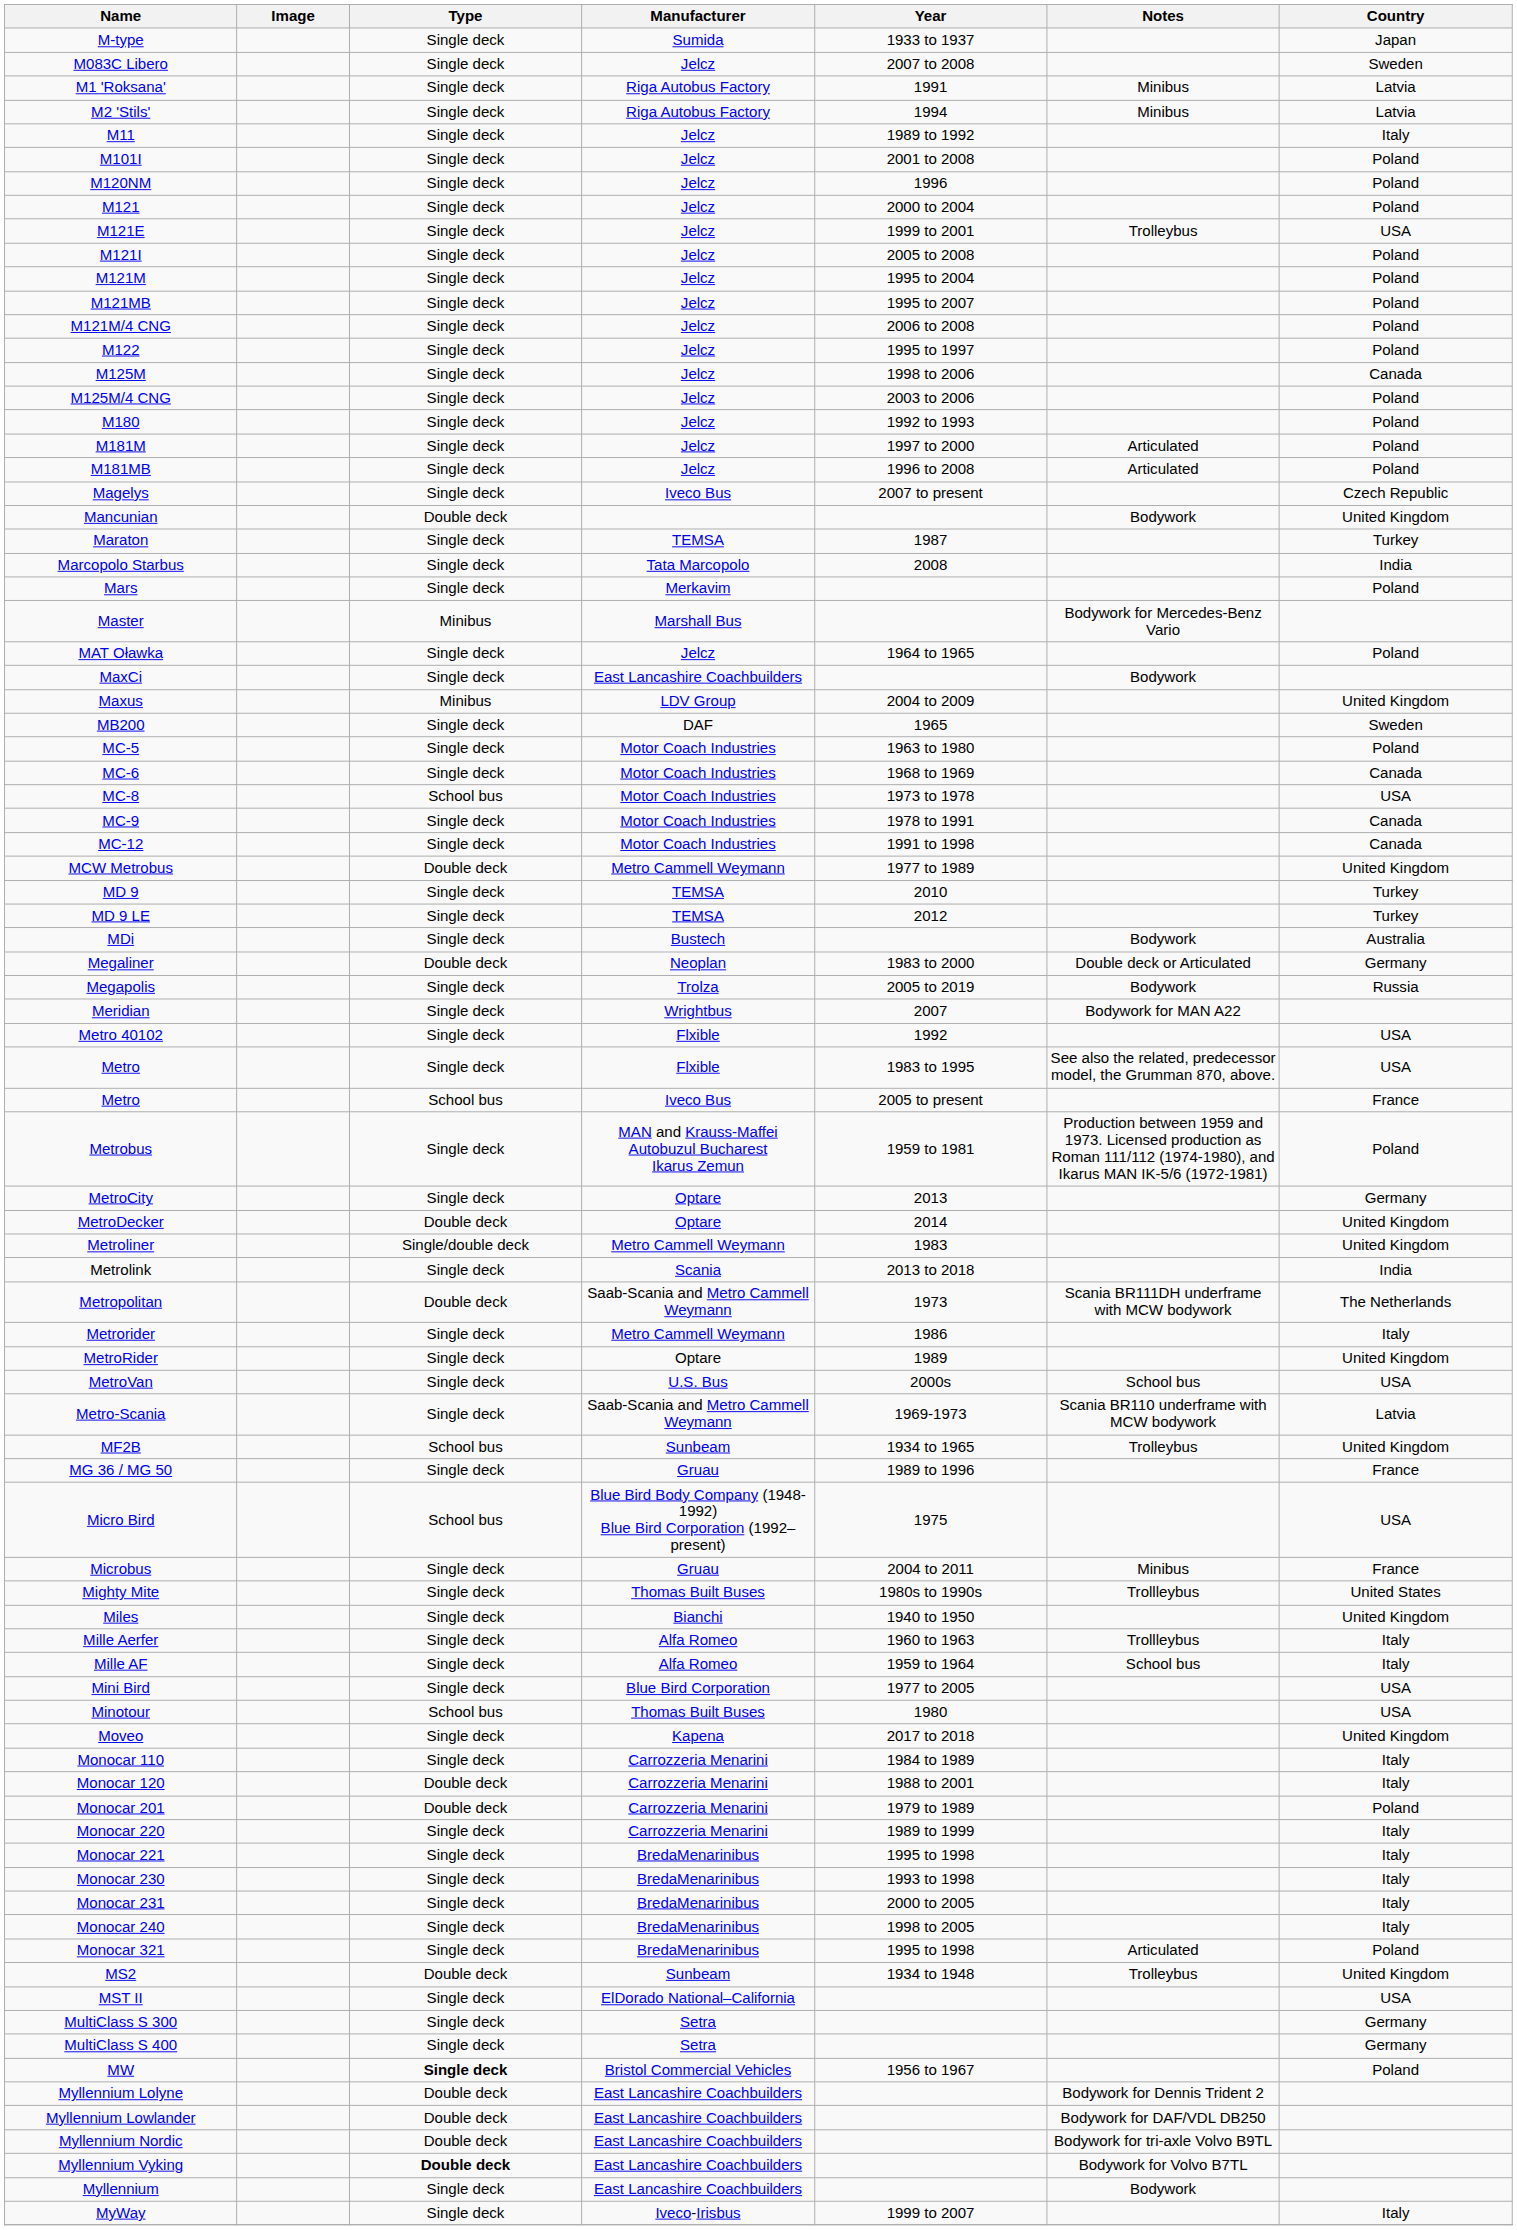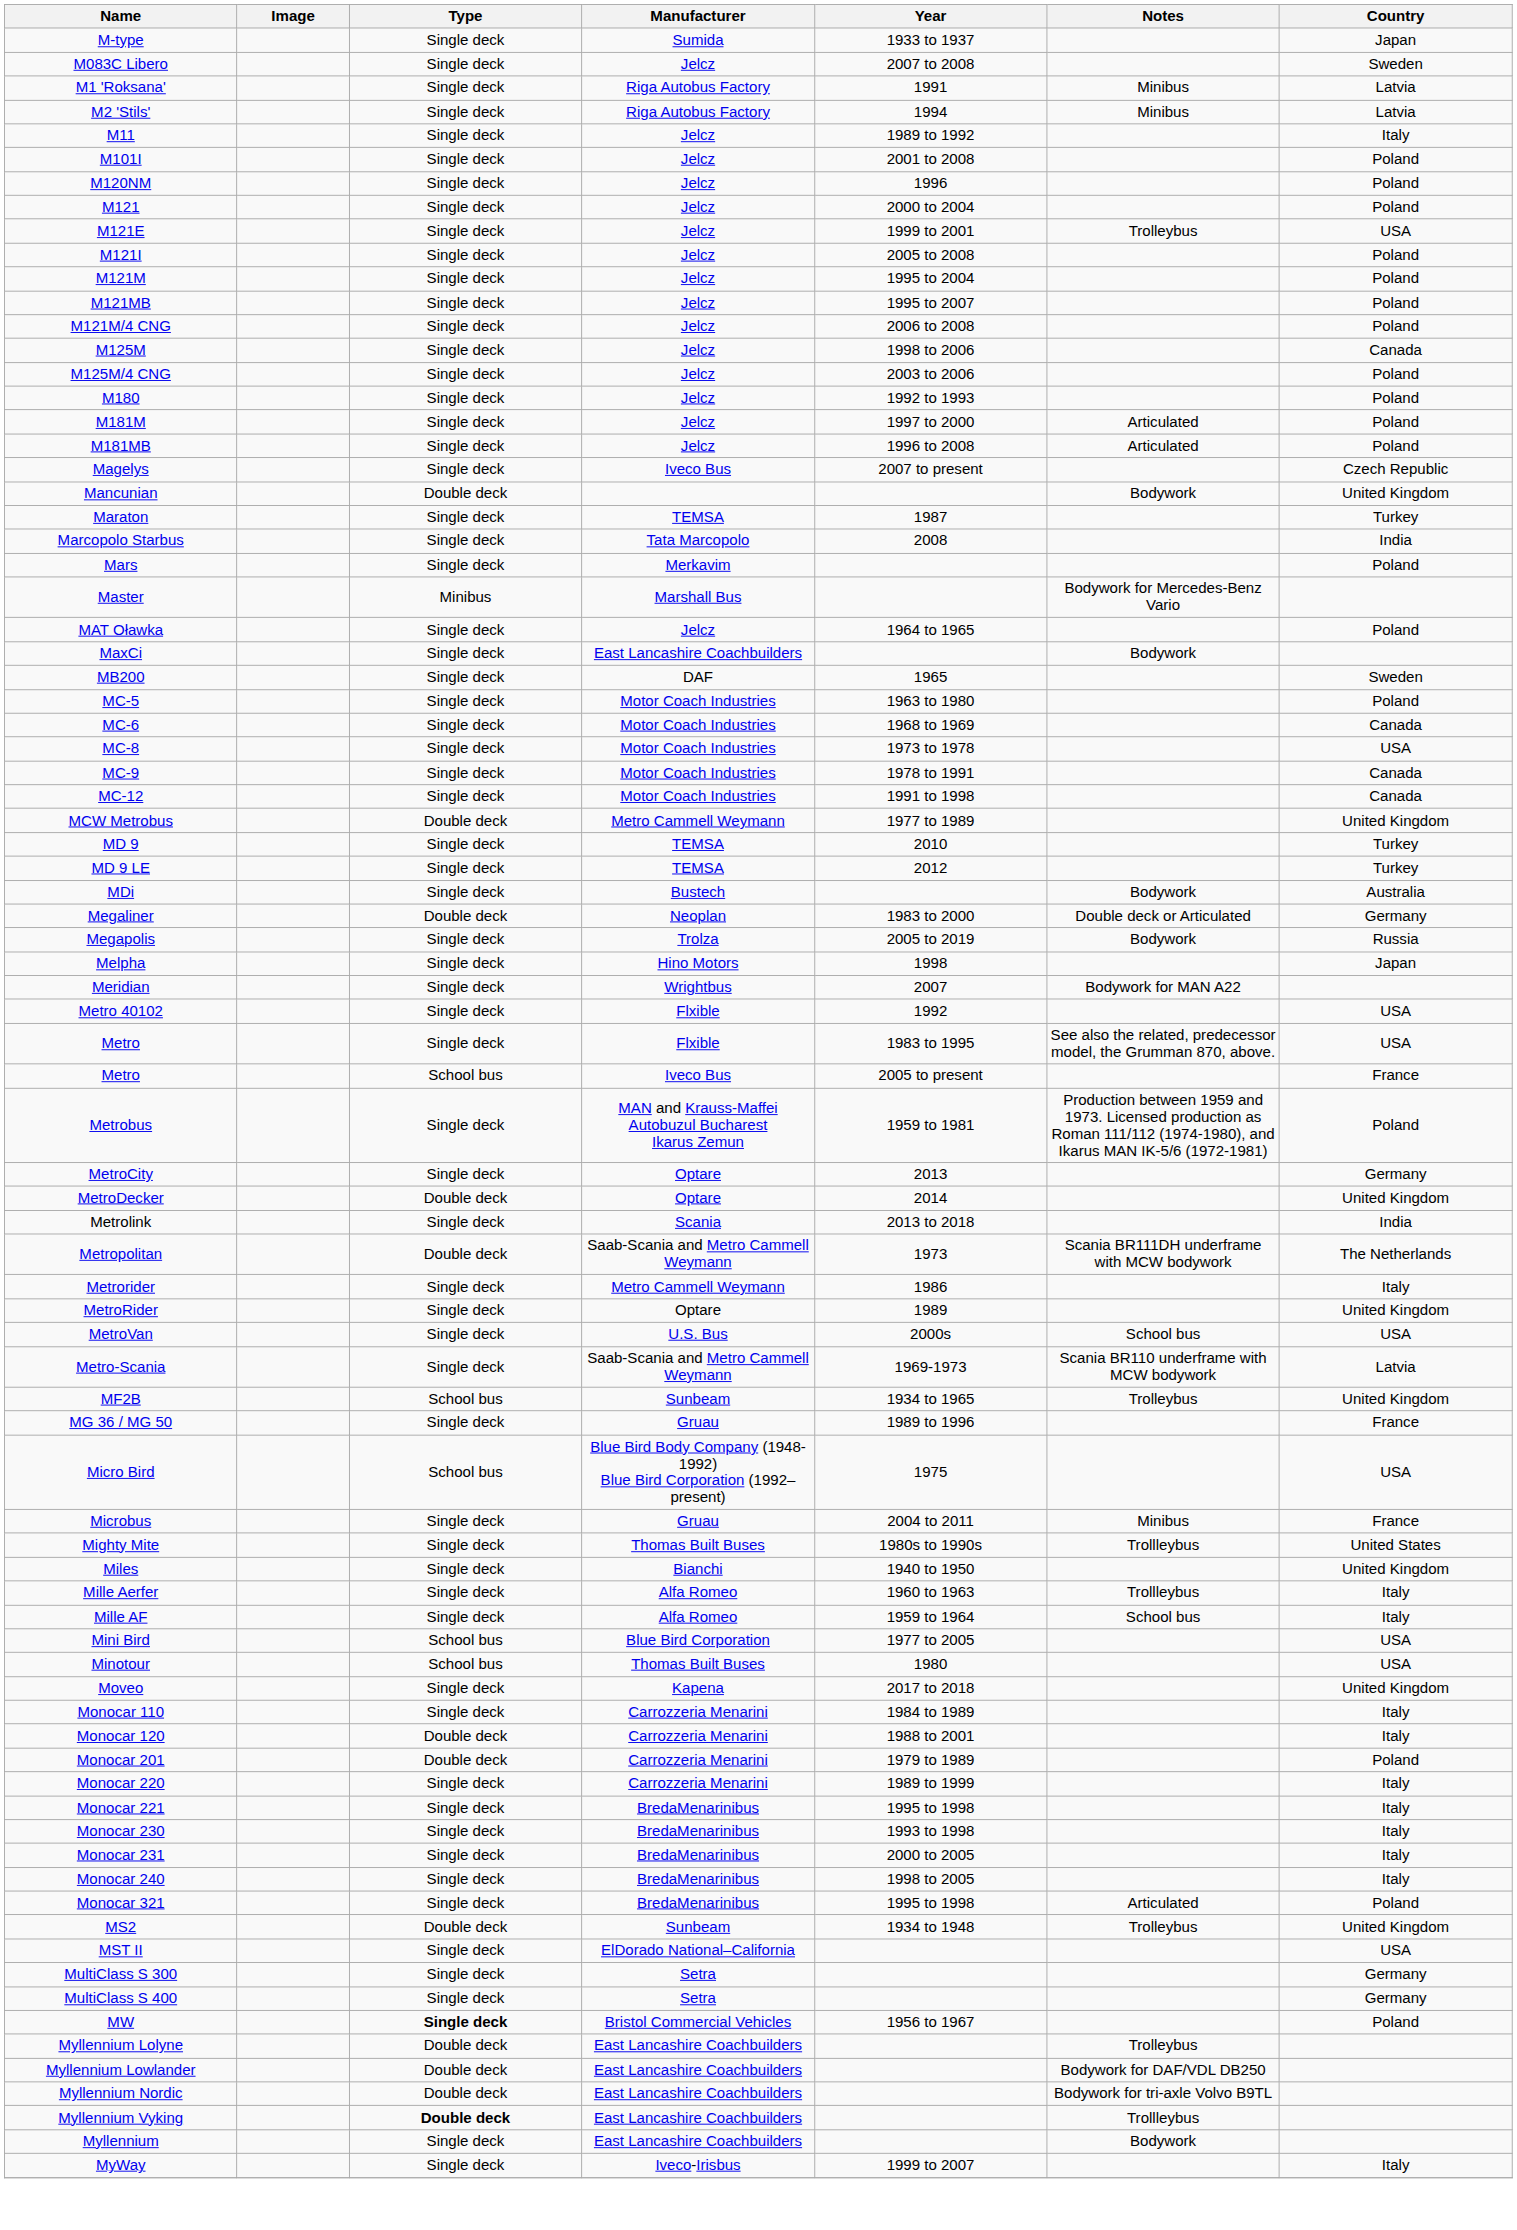- row: (121, 350)
- row: (121, 701)
(465, 796) School bus -> (465, 748) Single deck
+ row: (121, 963)
- row: (121, 1245)
(465, 1688) Single deck -> (465, 1640) School bus
(1163, 2093) Bodywork for Dennis Trident 2 -> (1163, 2046) Trolleybus
(1163, 2165) Bodywork for Volvo B7TL -> (1163, 2117) Trollleybus
